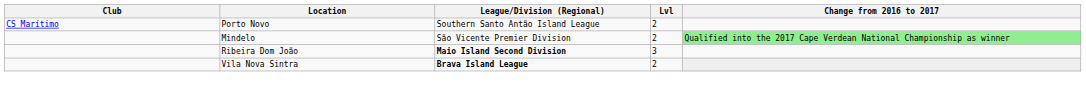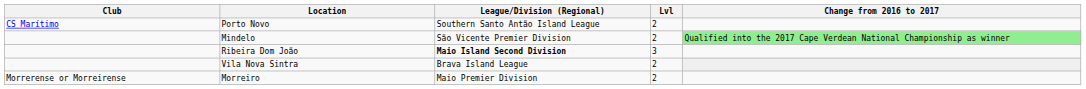(482, 64) bold -> (482, 64) normal
+ row: (241, 78)
